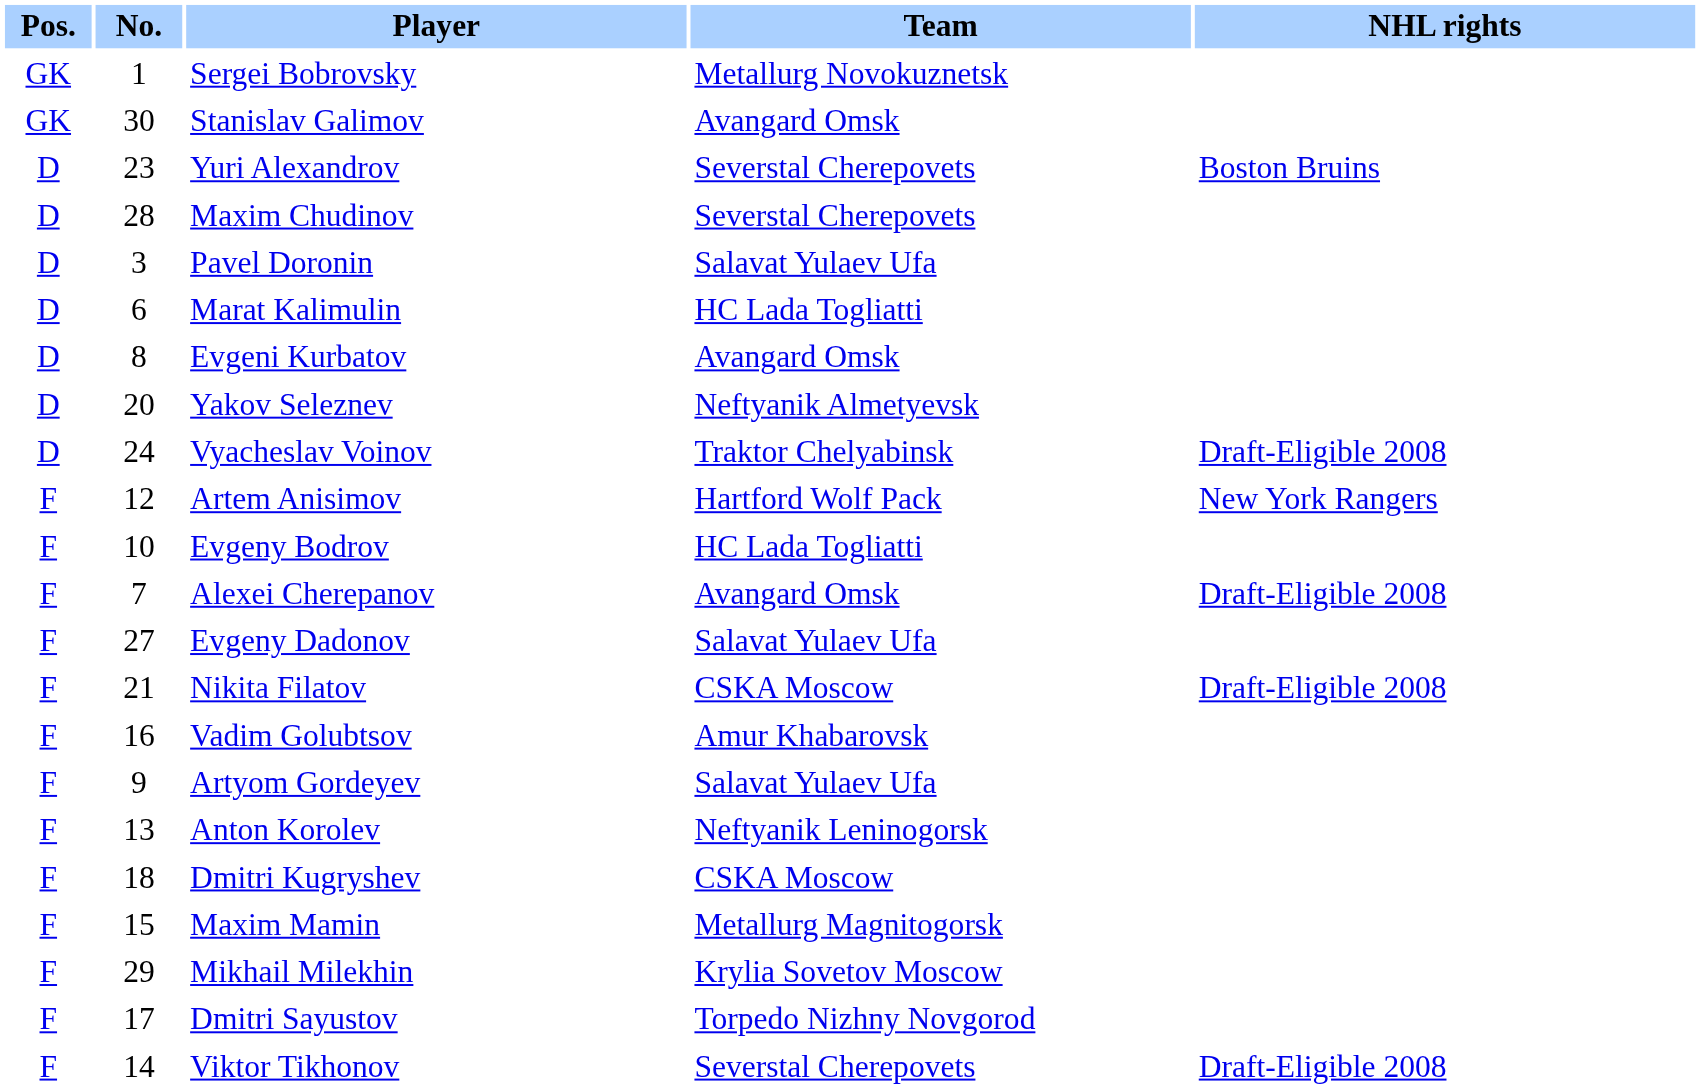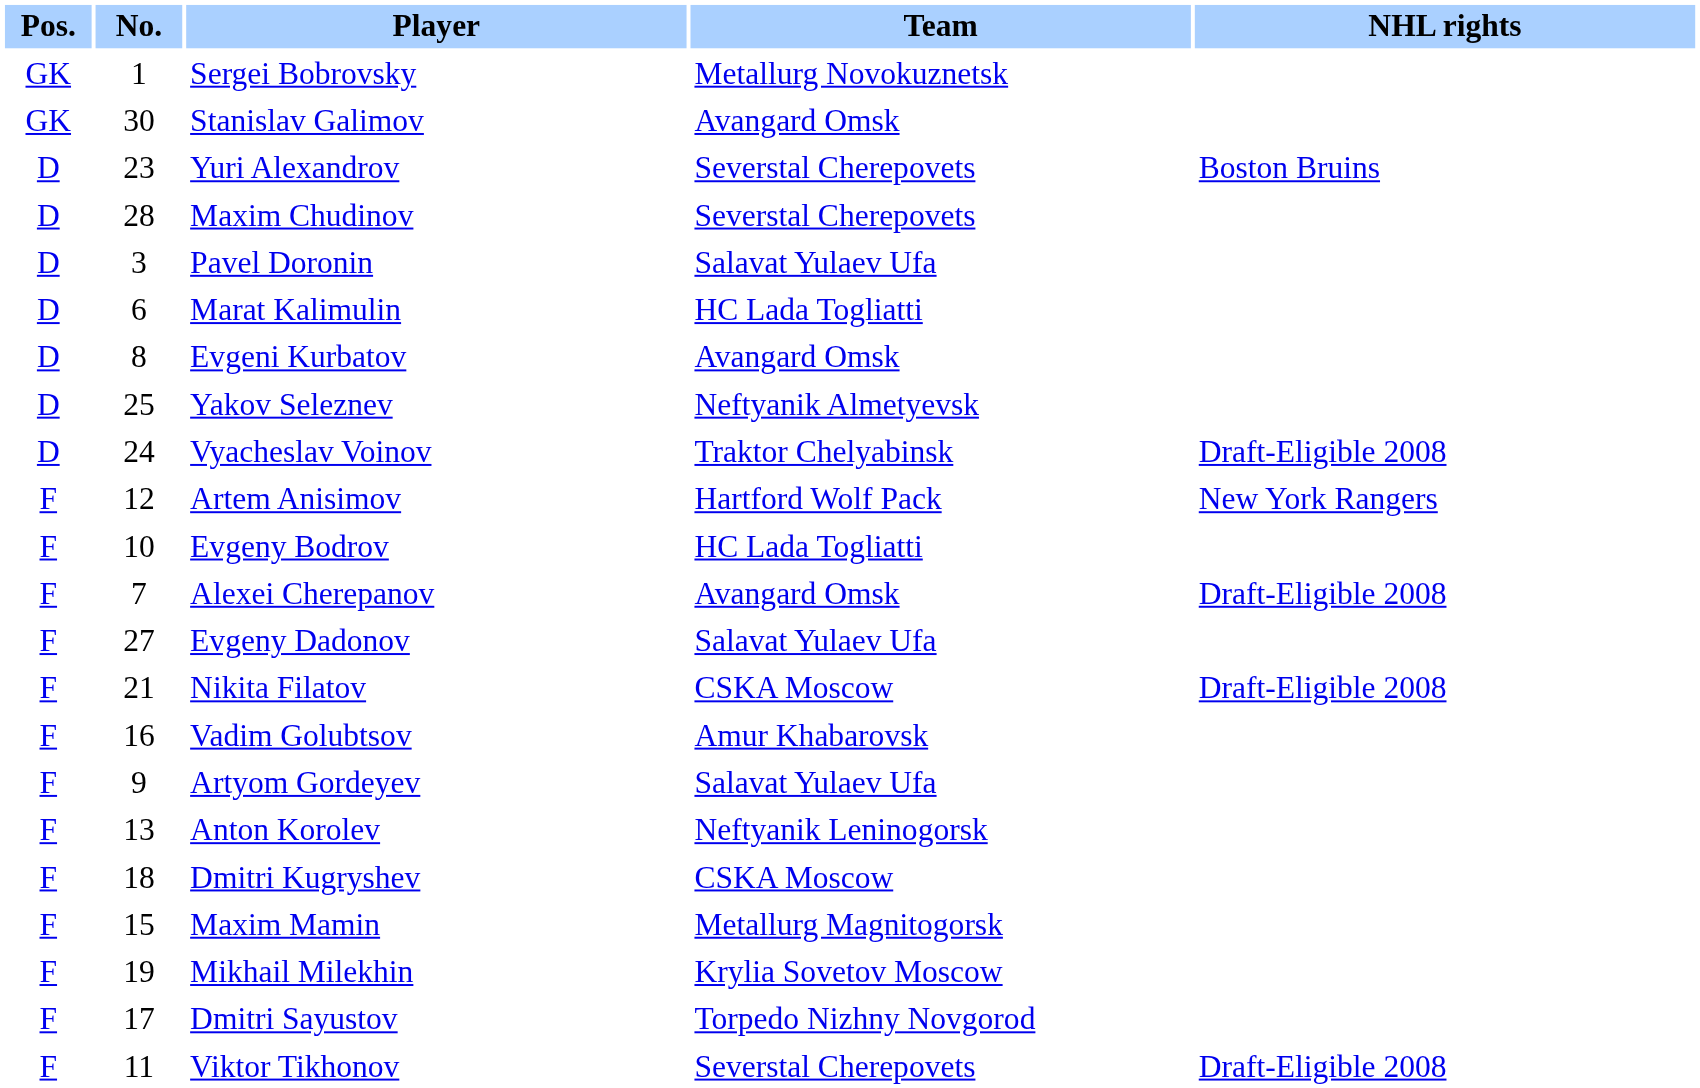(139, 404) 20 -> (139, 404) 25
(139, 971) 29 -> (139, 971) 19
(139, 1066) 14 -> (139, 1066) 11
